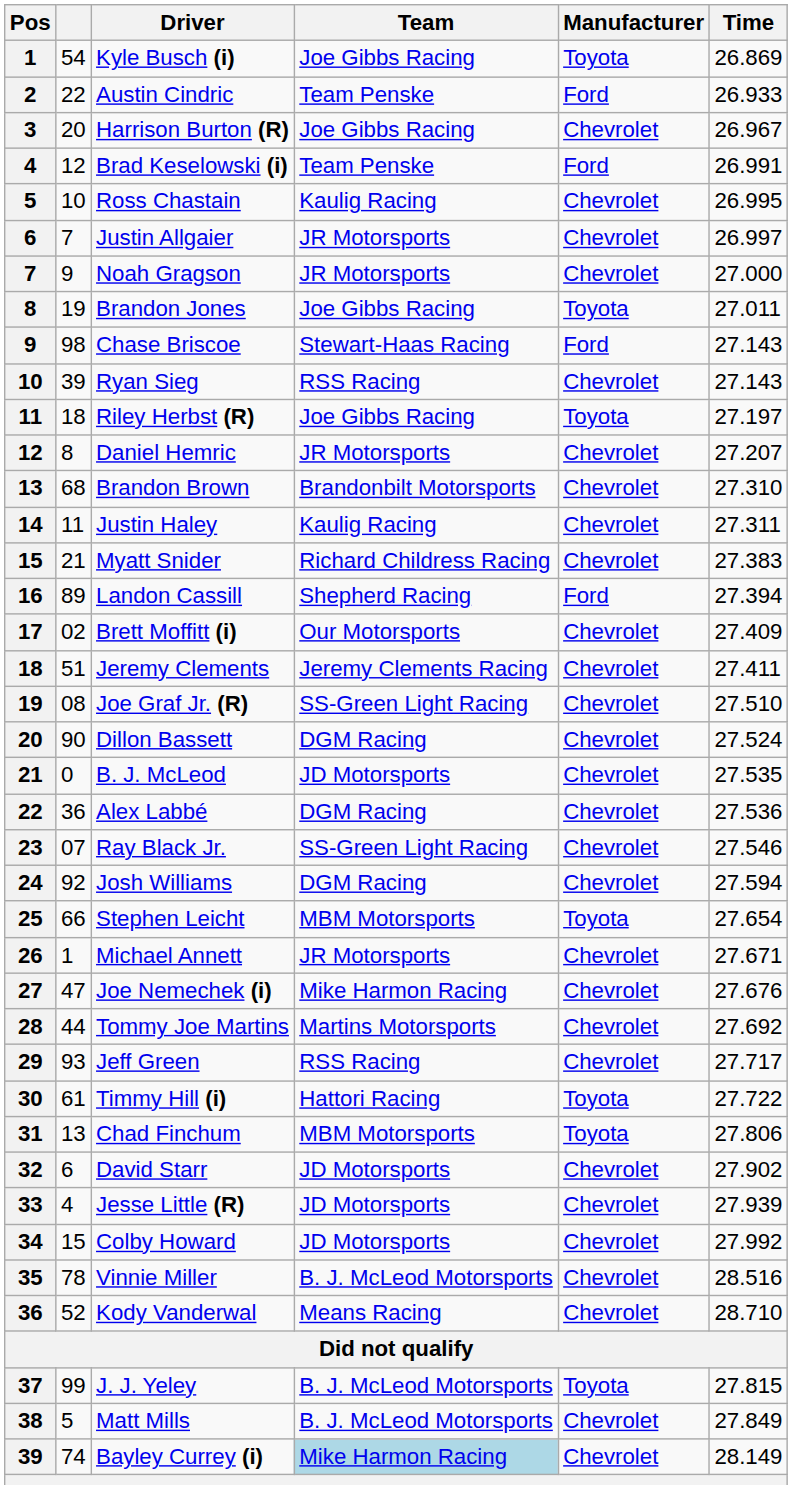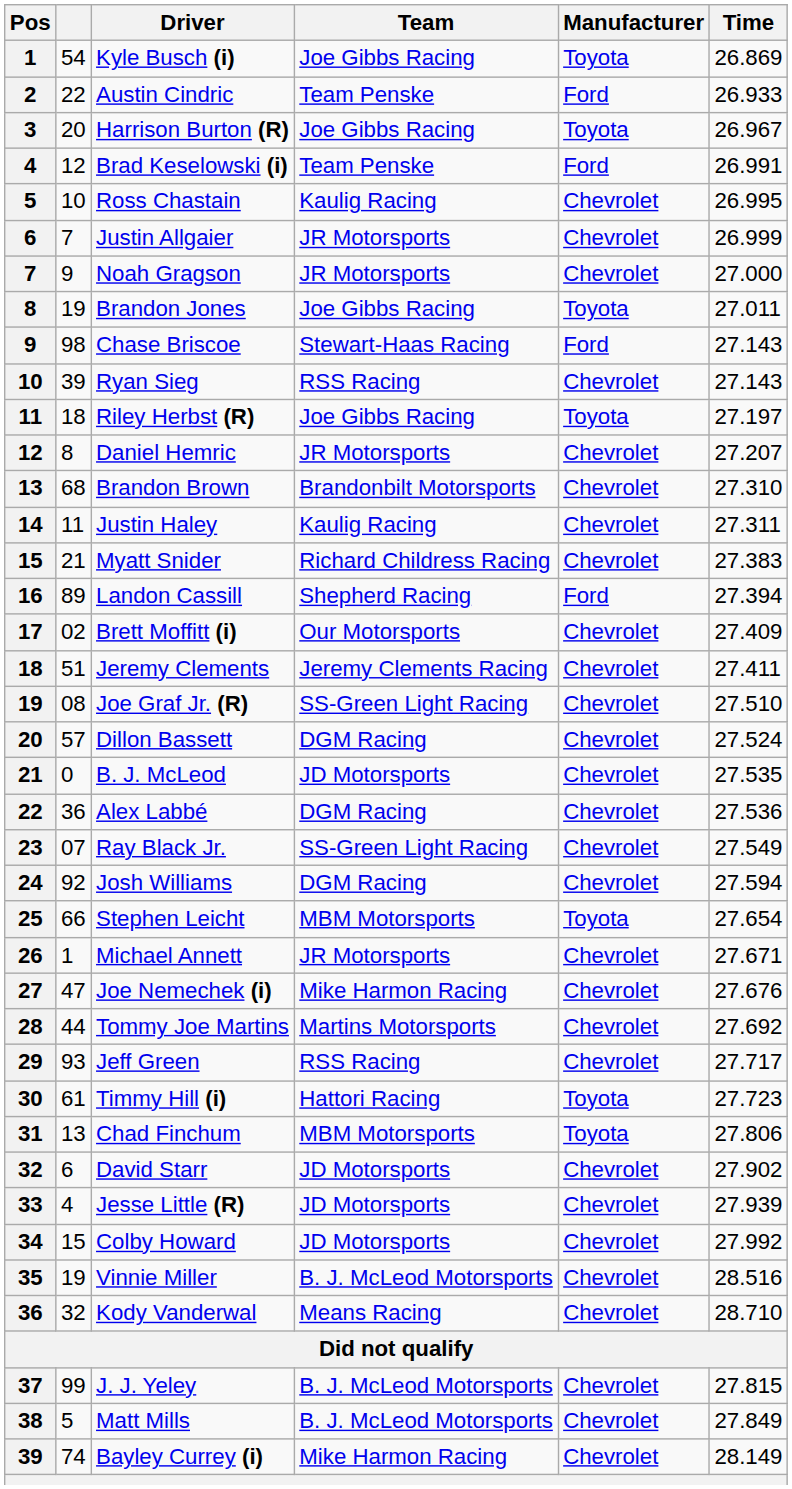(611, 129) Chevrolet -> (596, 129) Toyota
(748, 237) 26.997 -> (748, 237) 26.999
(73, 739) 90 -> (73, 739) 57
(748, 846) 27.546 -> (748, 846) 27.549
(748, 1097) 27.722 -> (748, 1097) 27.723
(73, 1277) 78 -> (73, 1277) 19
(73, 1312) 52 -> (73, 1312) 32
(596, 1384) Toyota -> (611, 1384) Chevrolet
(403, 1456) lightblue background -> (403, 1456) no background
